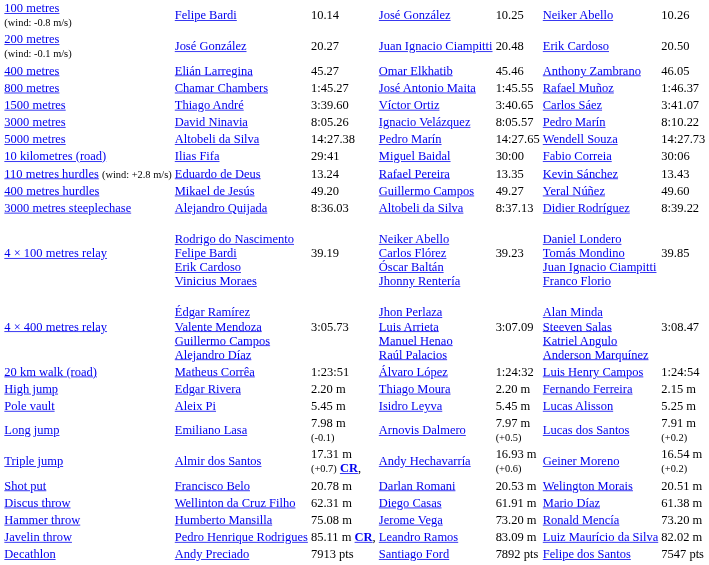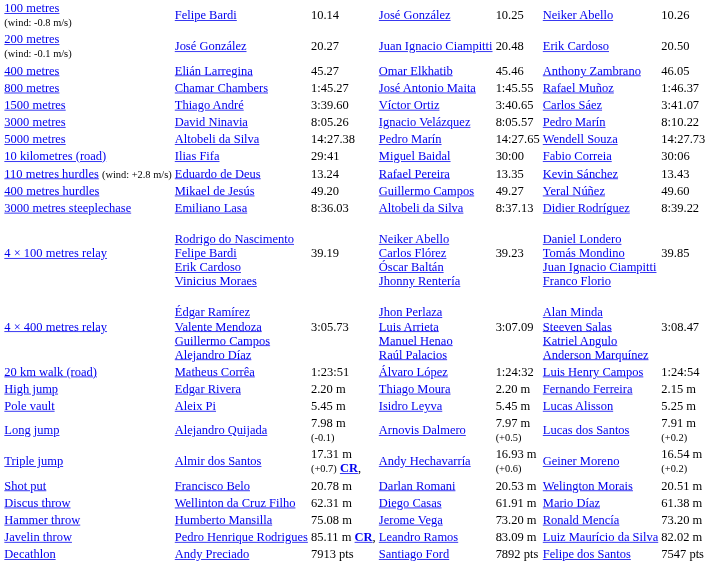(221, 208) Alejandro Quijada -> (211, 208) Emiliano Lasa
(211, 430) Emiliano Lasa -> (221, 430) Alejandro Quijada
